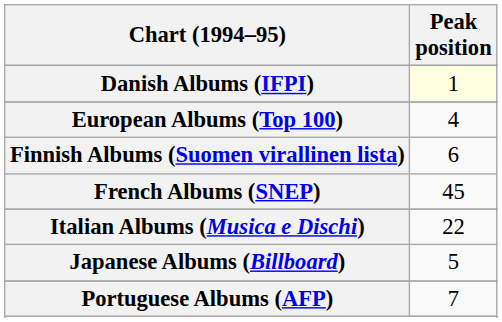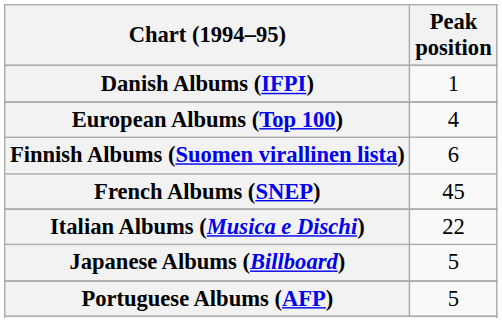(453, 83) lightyellow background -> (453, 83) no background
(453, 298) 7 -> (453, 298) 5
